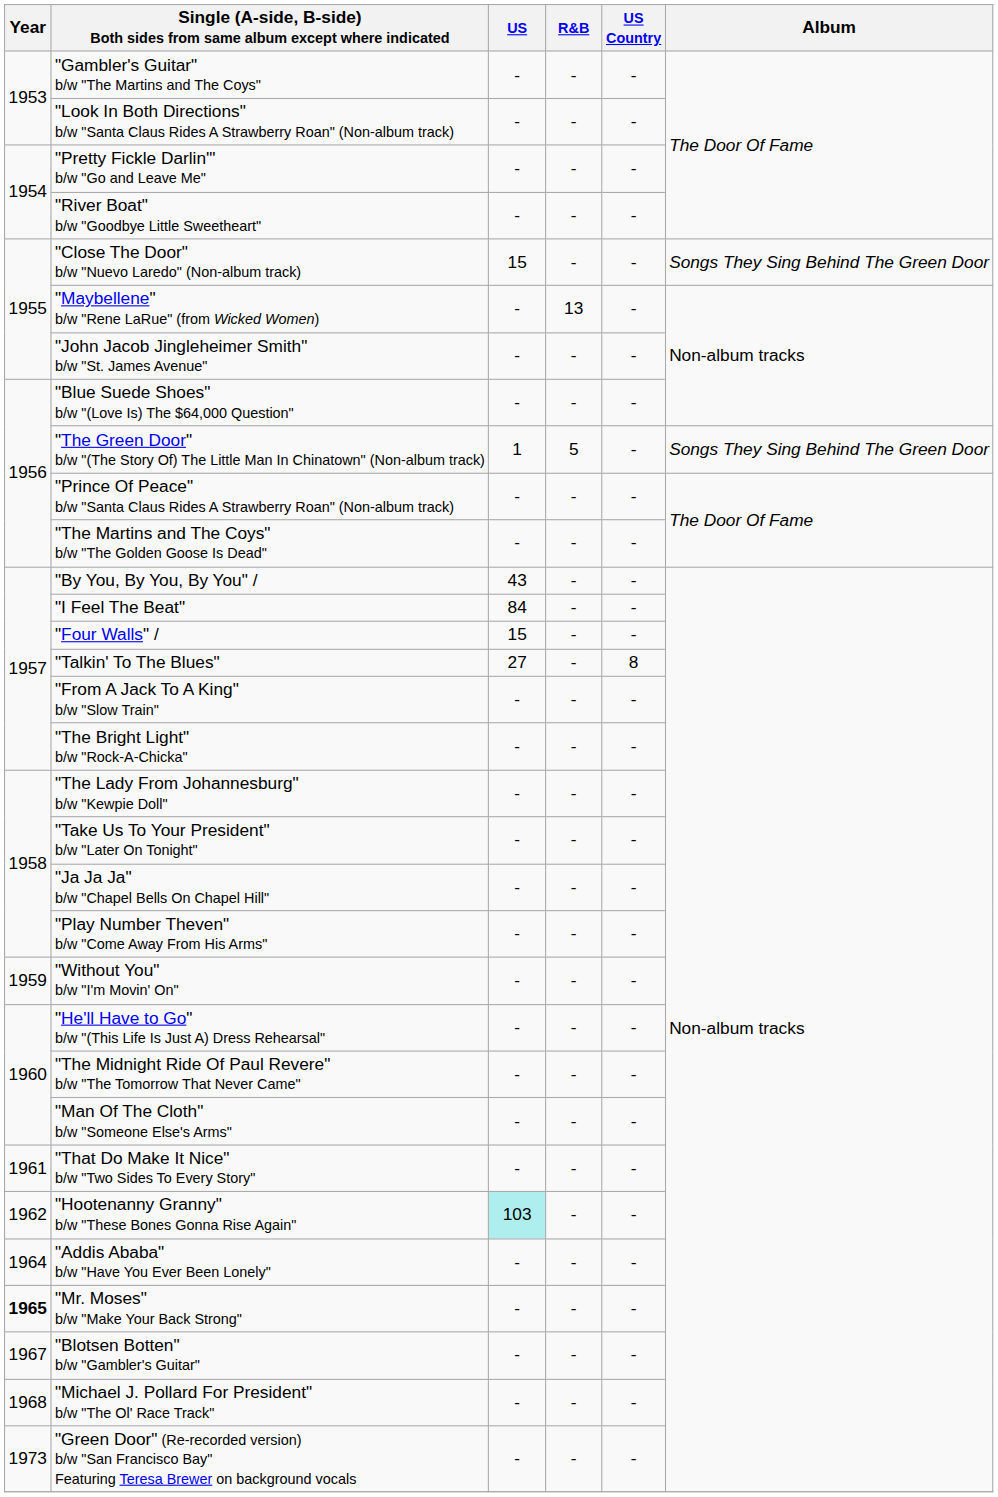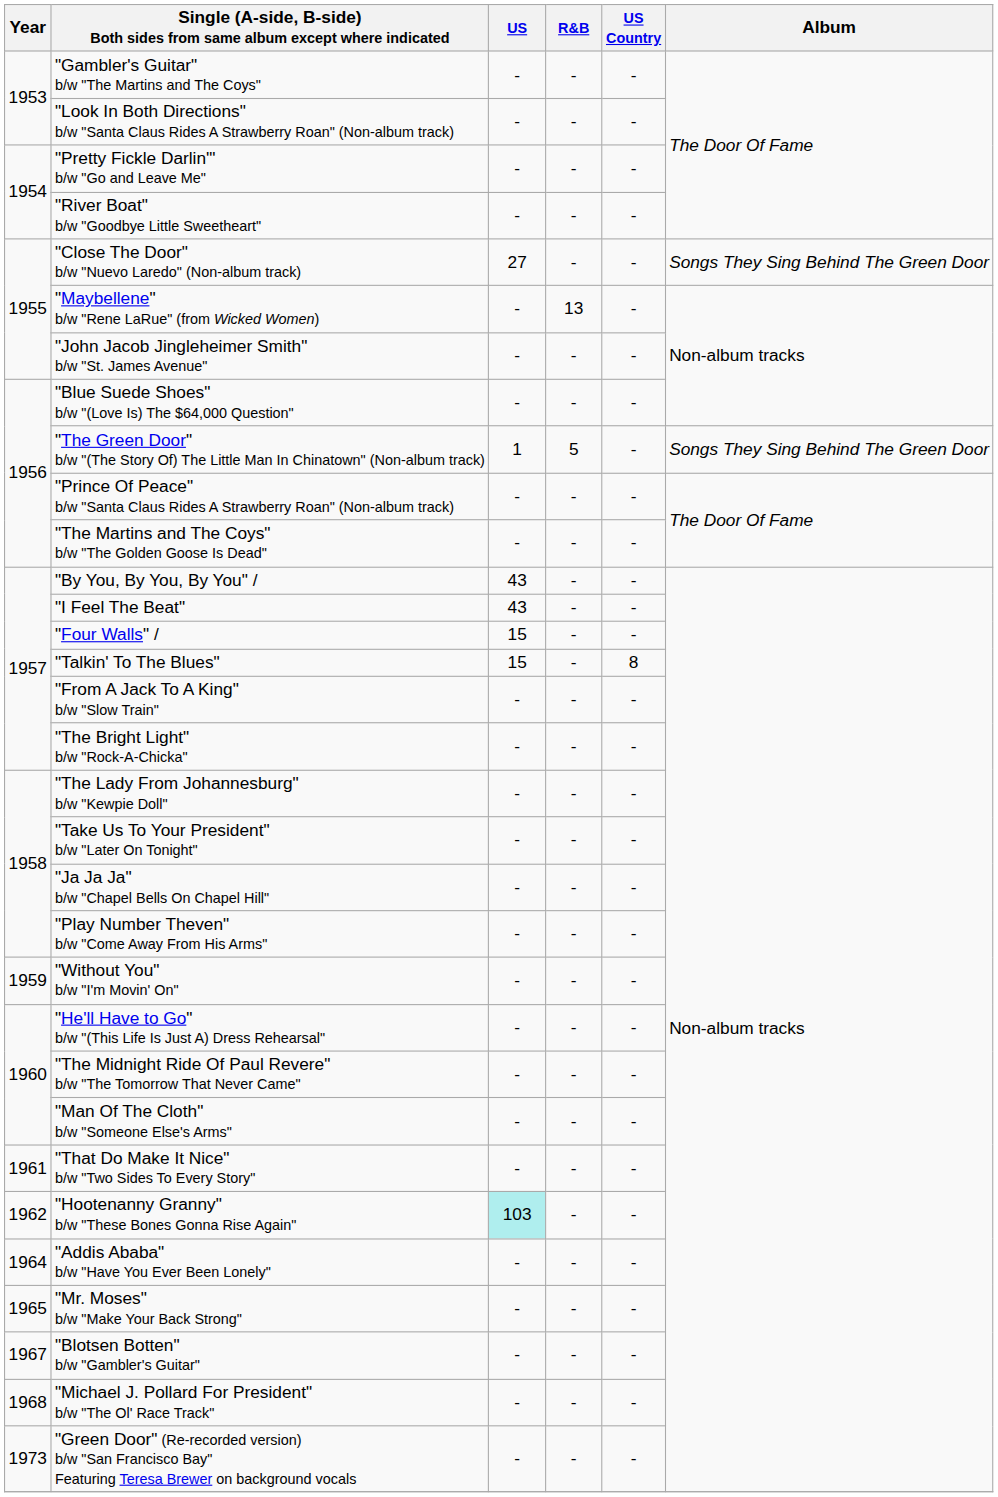(517, 262) 15 -> (517, 262) 27
(517, 607) 84 -> (517, 607) 43
(517, 662) 27 -> (517, 662) 15
(28, 1308) bold -> (28, 1308) normal
